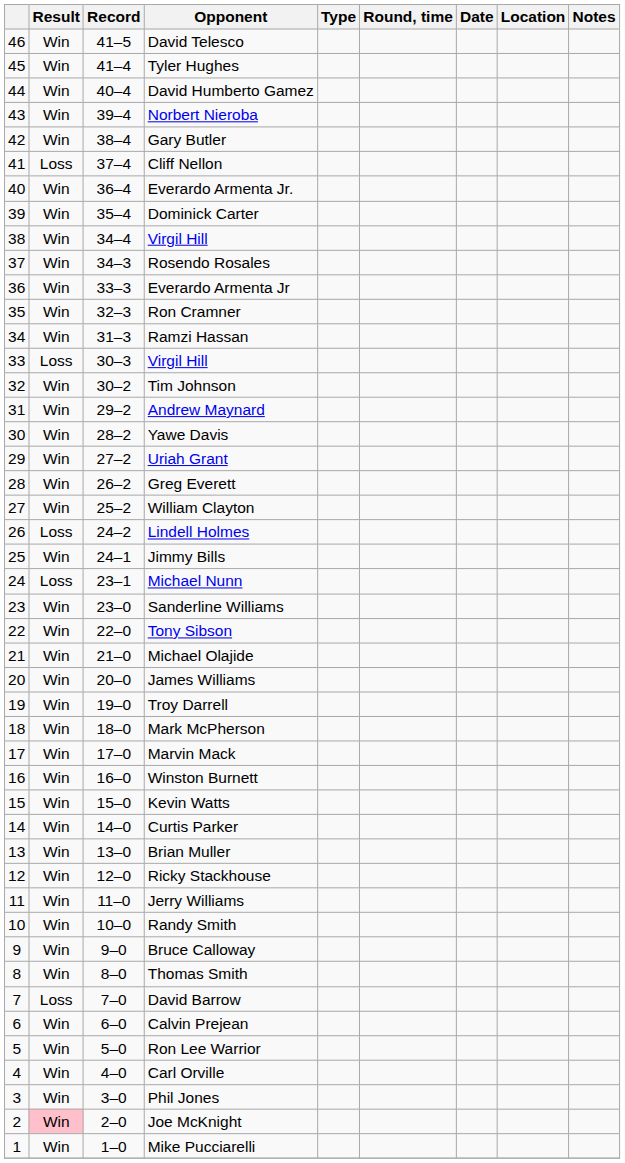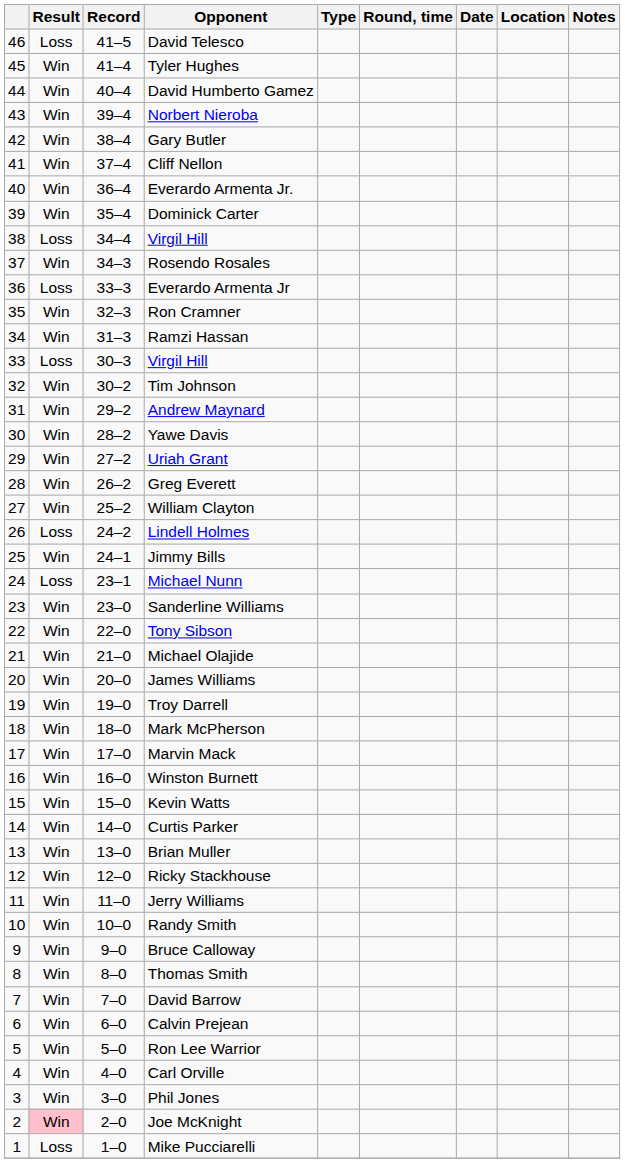(56, 42) Win -> (56, 42) Loss
(56, 164) Loss -> (56, 164) Win
(56, 238) Win -> (56, 238) Loss
(56, 287) Win -> (56, 287) Loss
(56, 999) Loss -> (56, 999) Win
(56, 1146) Win -> (56, 1146) Loss
